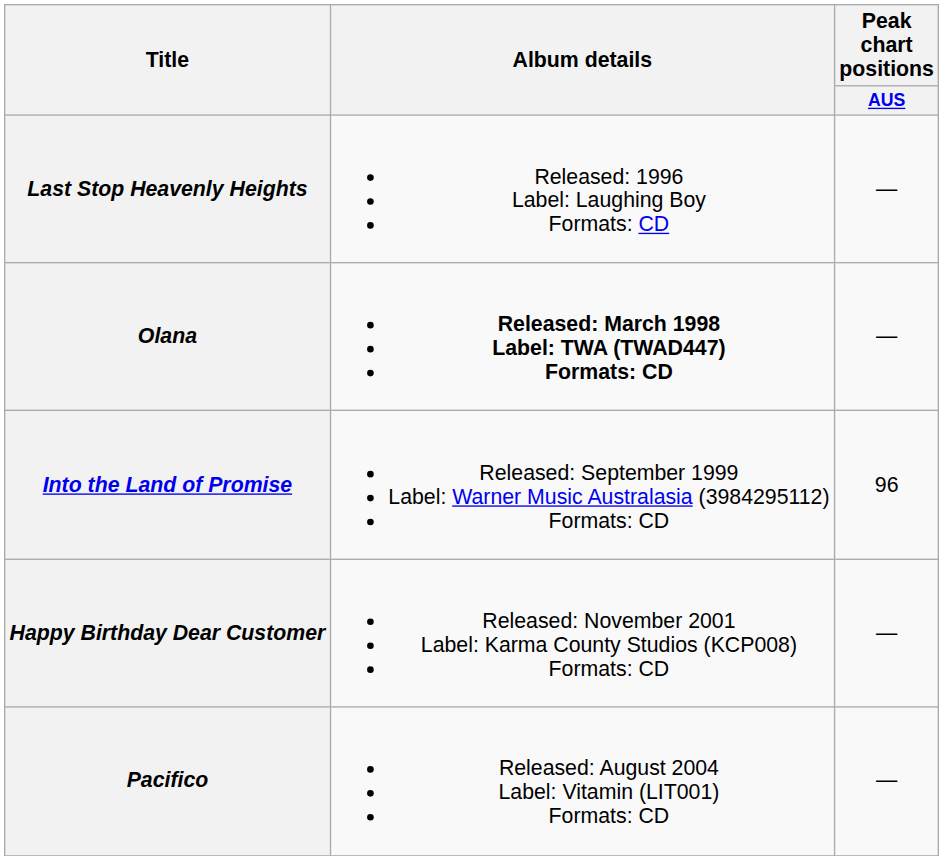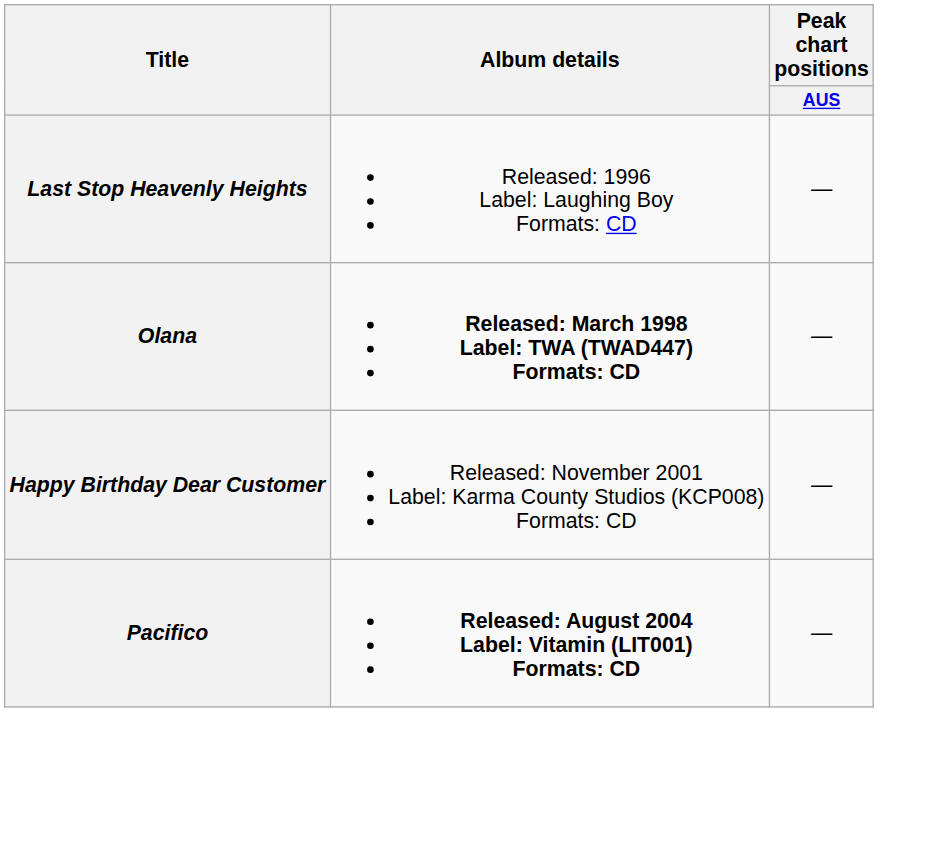- row: (167, 484)
(582, 793) normal -> (550, 645) bold
